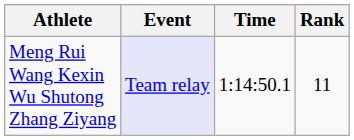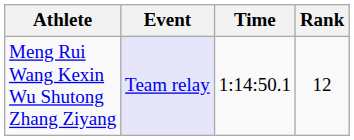(322, 85) 11 -> (322, 85) 12
